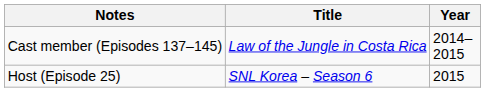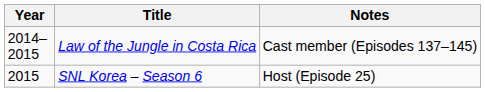columns swapped: (455, 15) <-> (115, 15)
